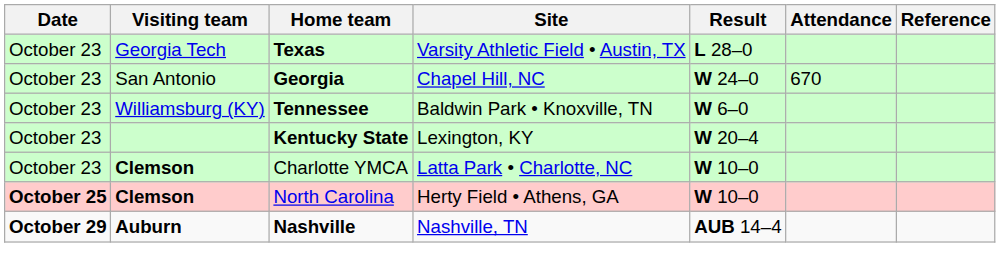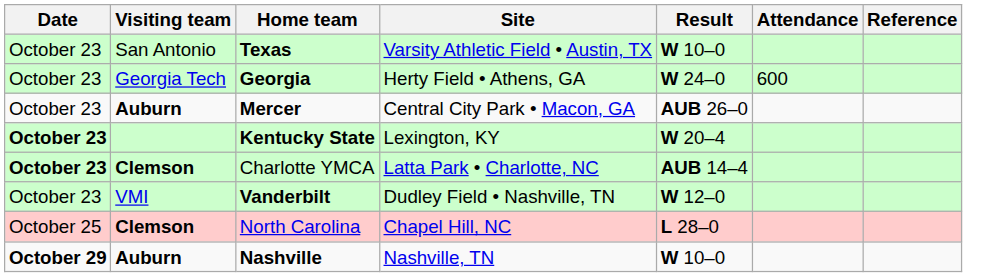(171, 49) Georgia Tech -> (166, 49) San Antonio
(723, 49) L 28–0 -> (693, 49) W 10–0
(166, 79) San Antonio -> (171, 79) Georgia Tech
(481, 79) Chapel Hill, NC -> (484, 79) Herty Field • Athens, GA
(806, 79) 670 -> (772, 79) 600
+ row: (270, 108)
- row: (321, 108)
(55, 138) normal -> (58, 138) bold
(55, 168) normal -> (58, 168) bold
(727, 168) W 10–0 -> (704, 168) AUB 14–4
+ row: (285, 197)
(58, 197) bold -> (55, 227) normal
(518, 197) Herty Field • Athens, GA -> (447, 227) Chapel Hill, NC
(727, 197) W 10–0 -> (690, 227) L 28–0
(738, 227) AUB 14–4 -> (693, 256) W 10–0
